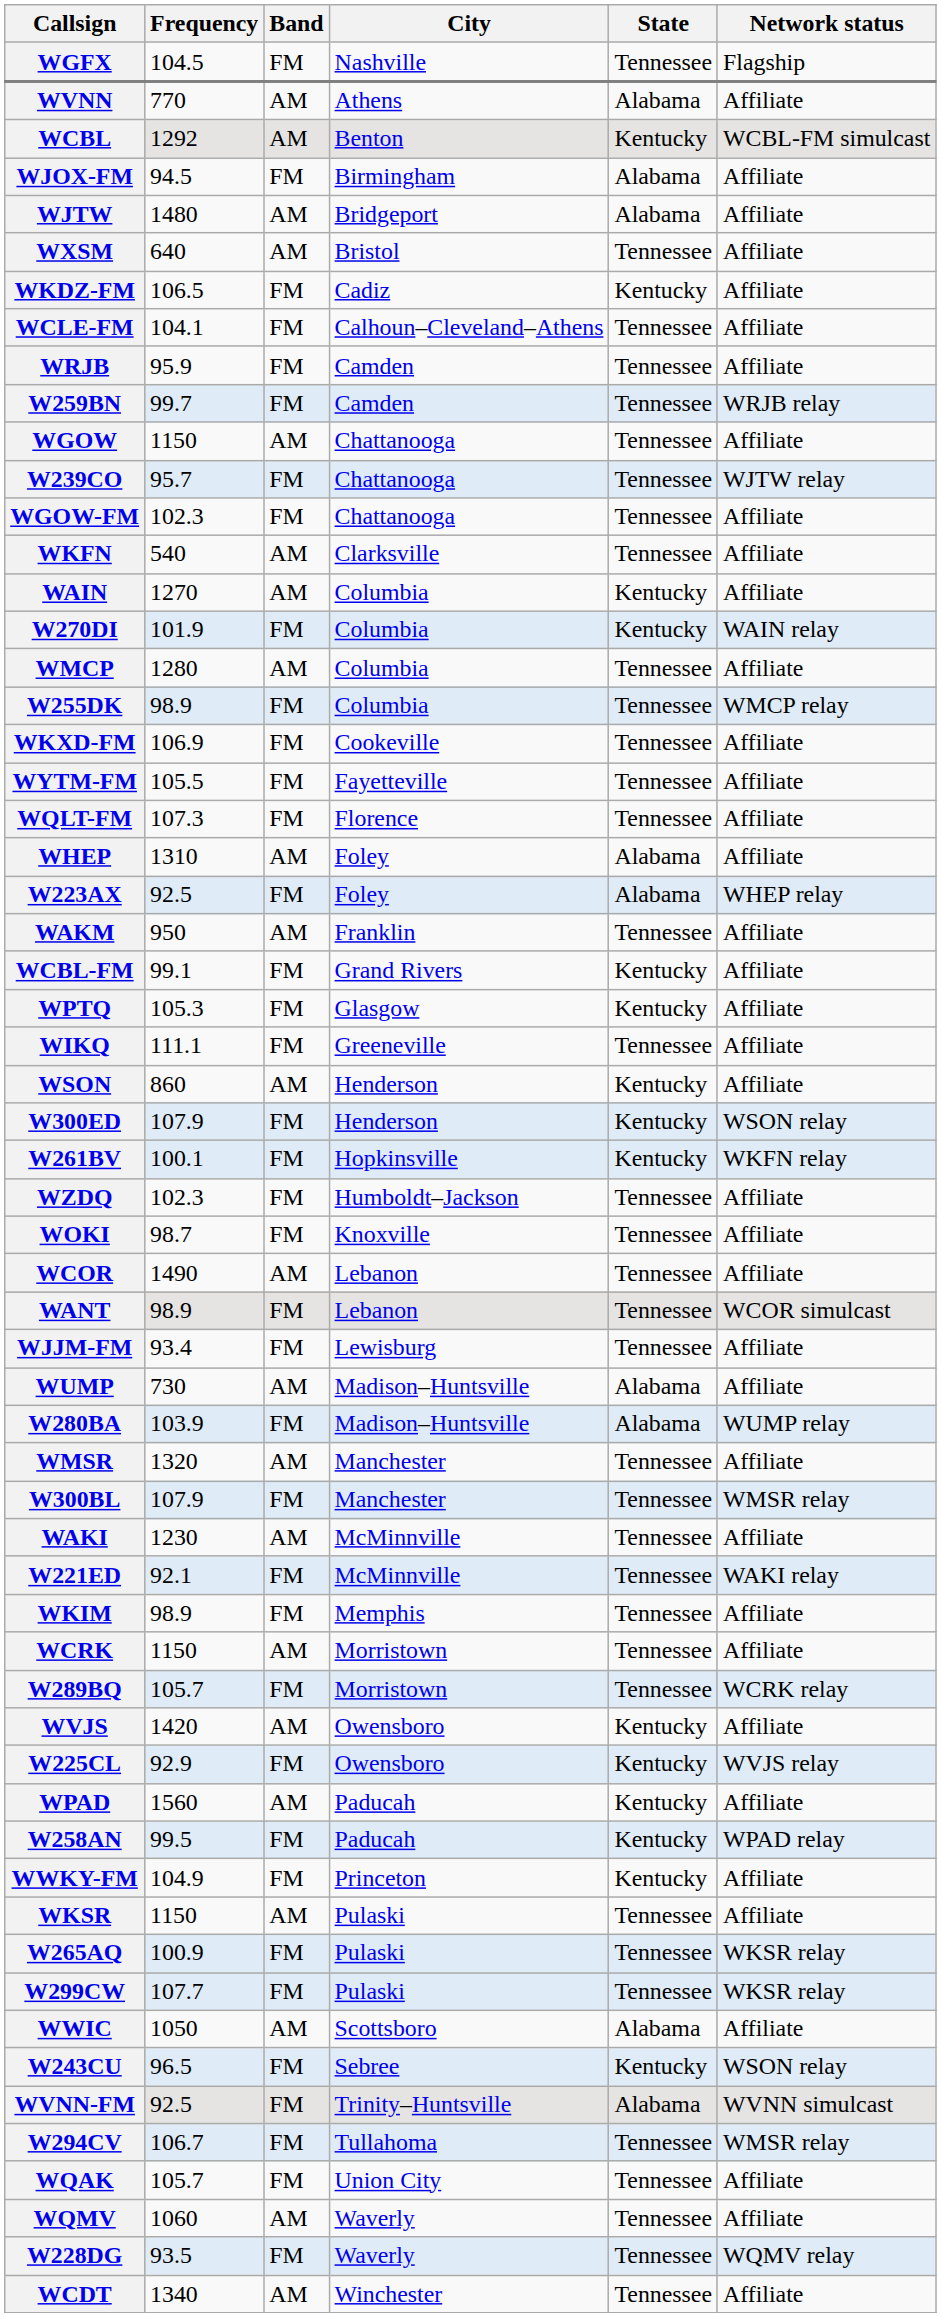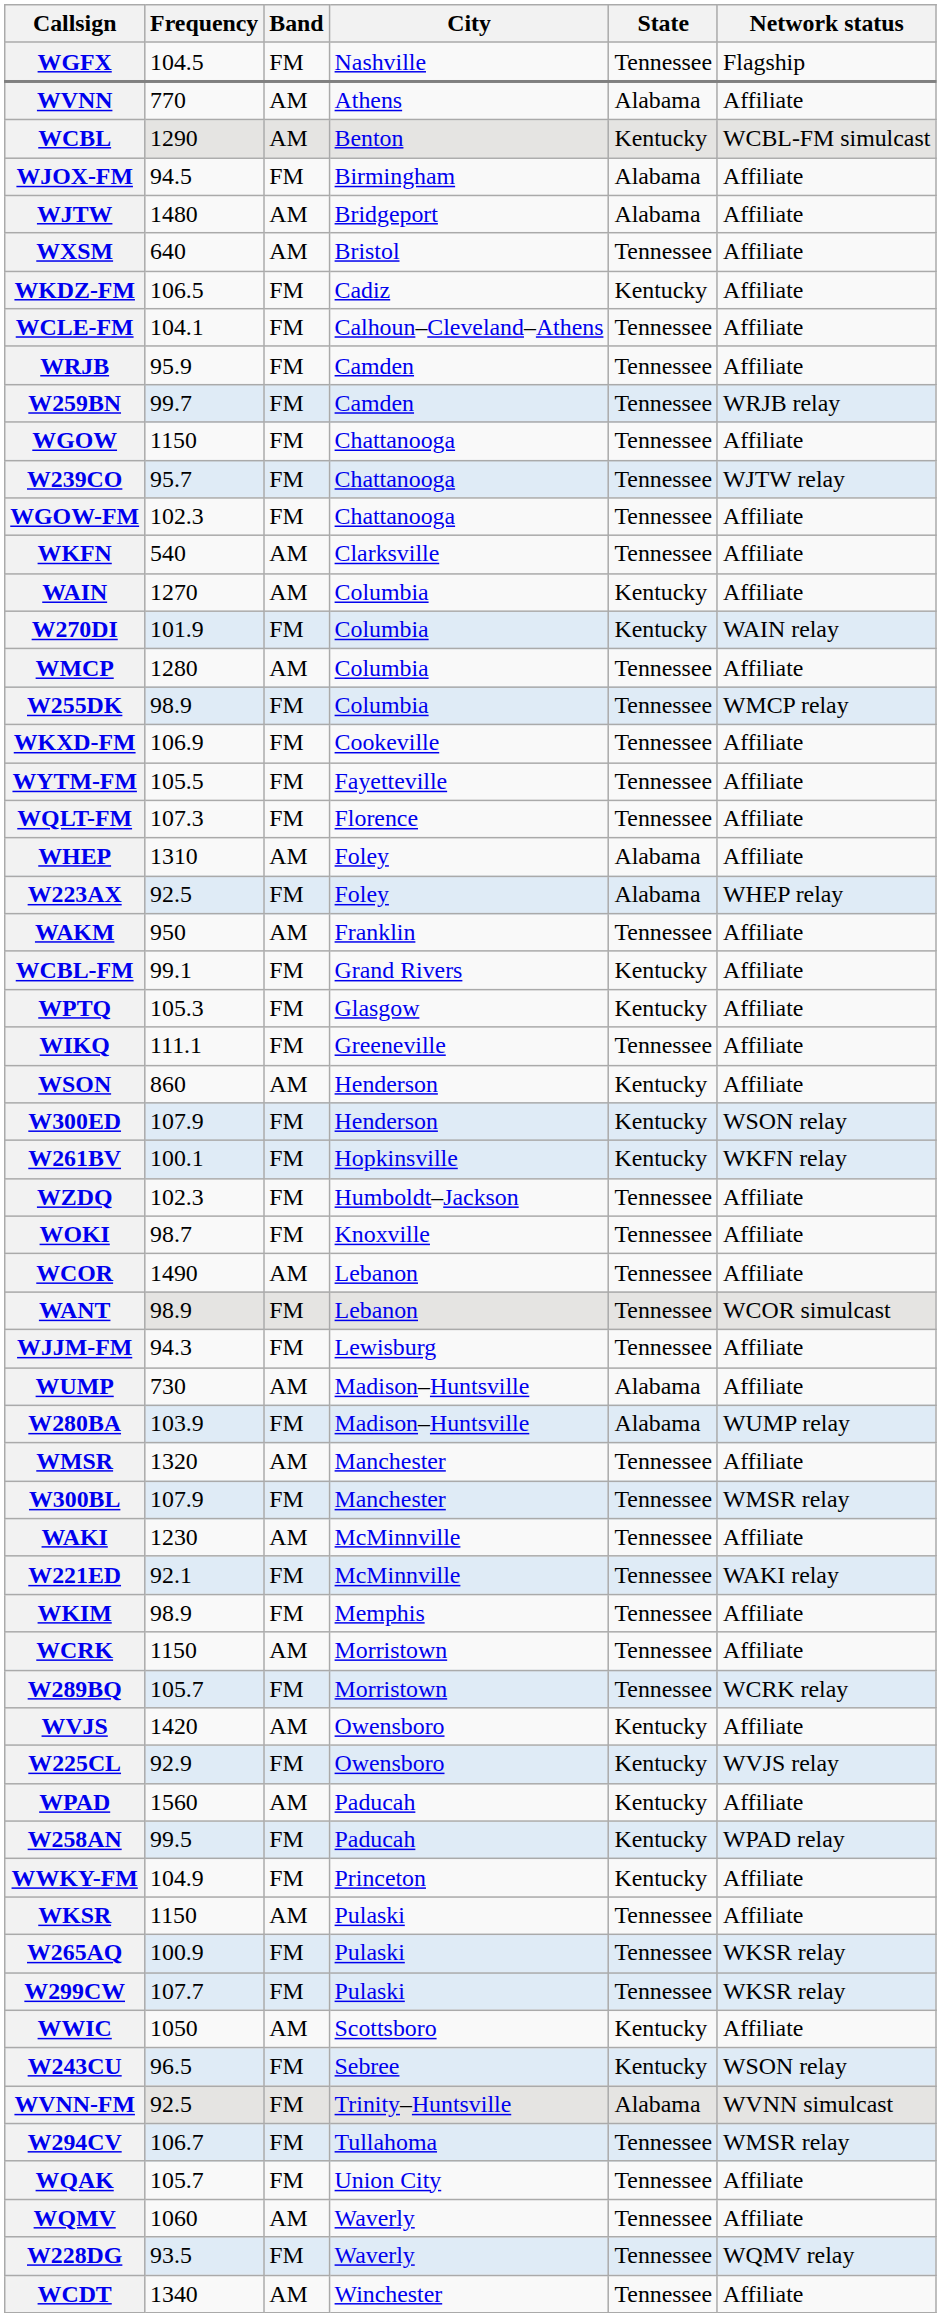(174, 138) 1292 -> (174, 138) 1290
(288, 440) AM -> (286, 440) FM
(171, 1348) 93.4 -> (171, 1348) 94.3
(657, 2028) Alabama -> (661, 2028) Kentucky
